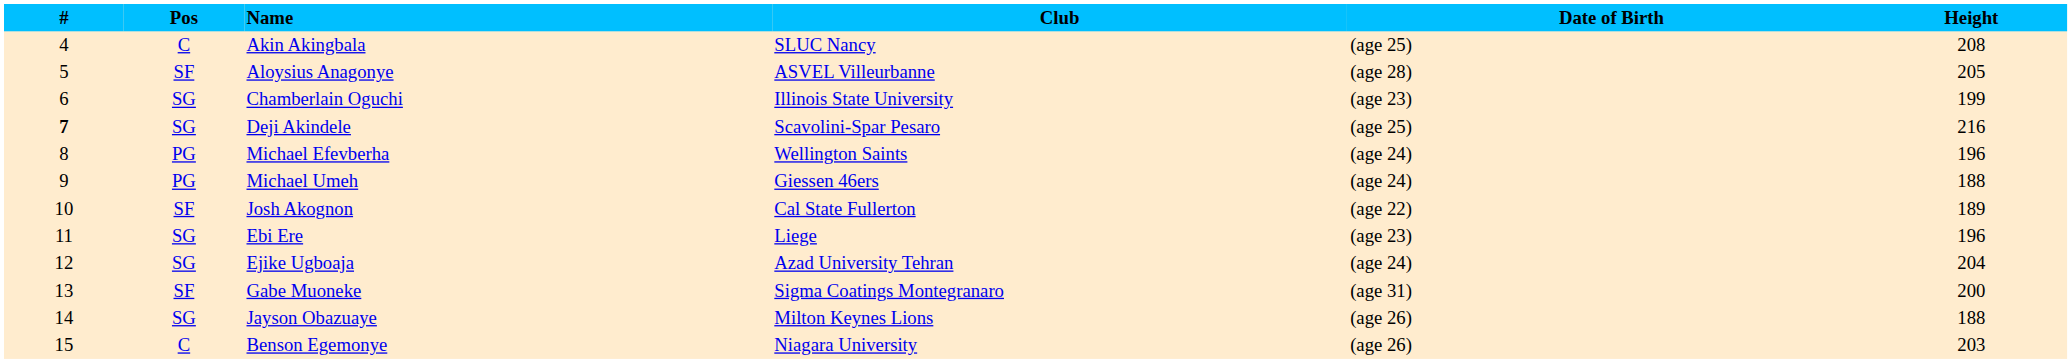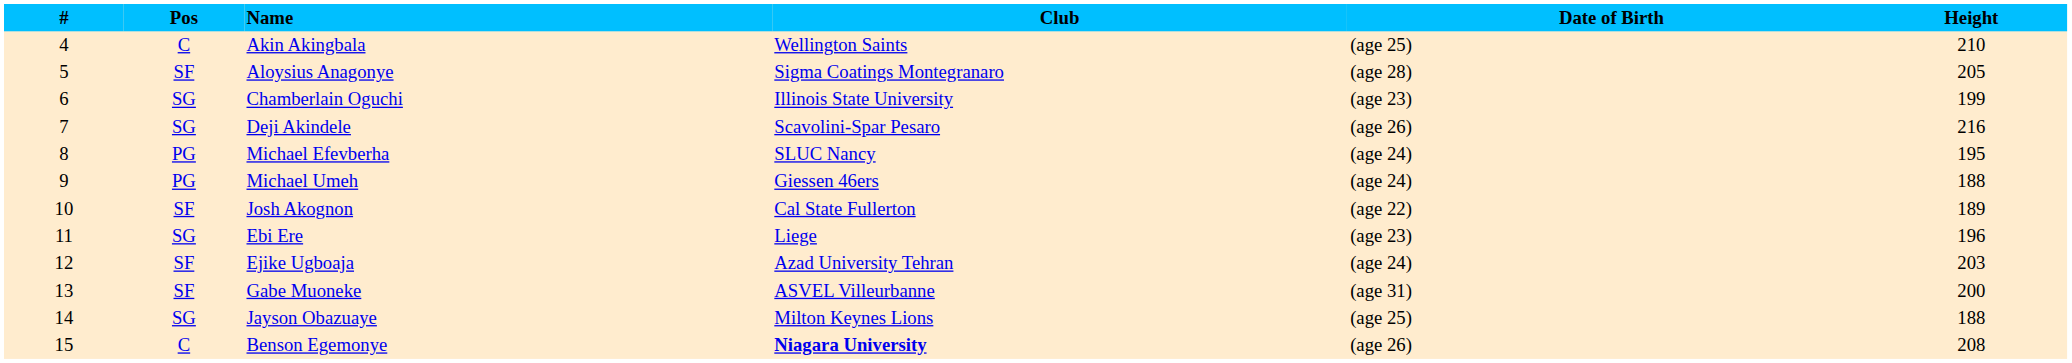(825, 44) SLUC Nancy -> (841, 44) Wellington Saints
(1971, 44) 208 -> (1971, 44) 210
(855, 72) ASVEL Villeurbanne -> (889, 72) Sigma Coatings Montegranaro
(64, 126) bold -> (64, 126) normal
(1381, 126) (age 25) -> (1381, 126) (age 26)
(841, 153) Wellington Saints -> (825, 153) SLUC Nancy
(1971, 153) 196 -> (1971, 153) 195
(184, 263) SG -> (184, 263) SF
(1971, 263) 204 -> (1971, 263) 203
(889, 290) Sigma Coatings Montegranaro -> (855, 290) ASVEL Villeurbanne
(1381, 317) (age 26) -> (1381, 317) (age 25)
(846, 345) normal -> (850, 345) bold
(1971, 345) 203 -> (1971, 345) 208
